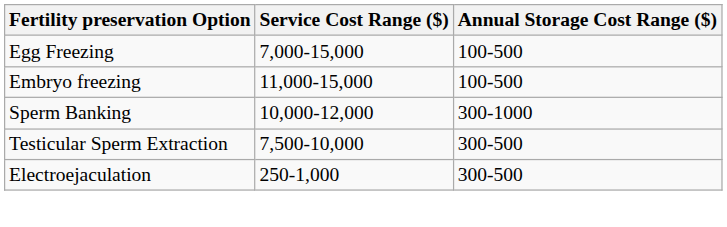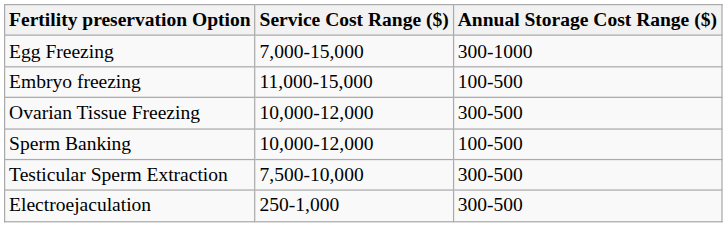(490, 50) 100-500 -> (495, 50) 300-1000
+ row: (105, 112)
(495, 112) 300-1000 -> (490, 143) 100-500
